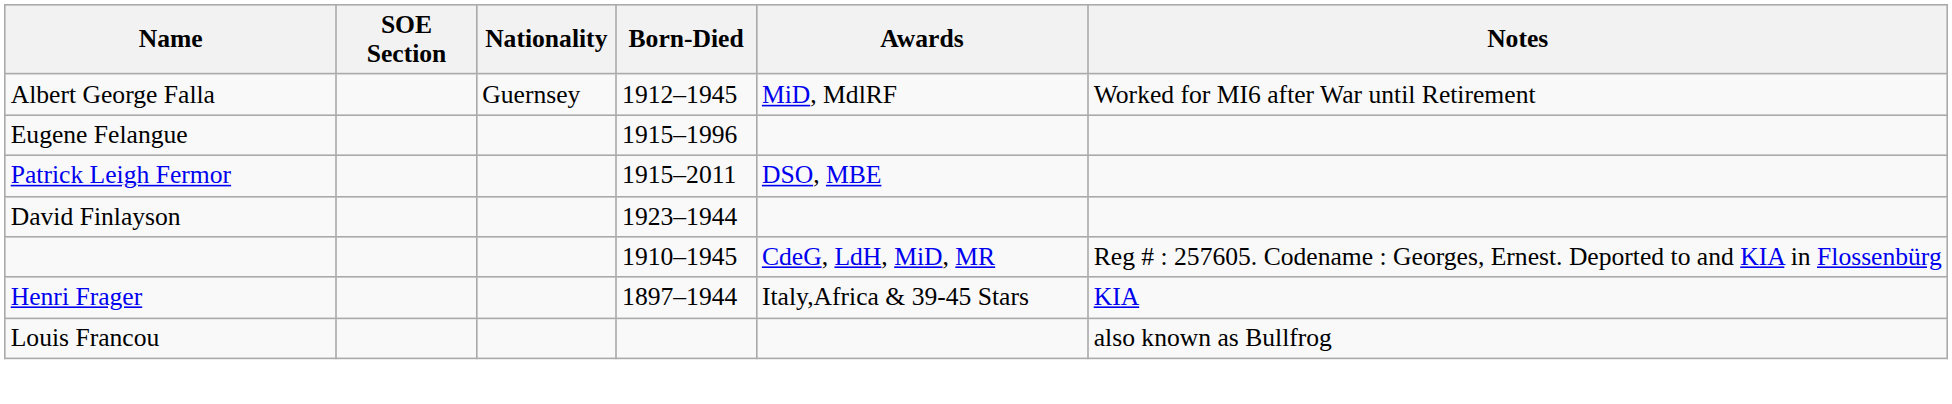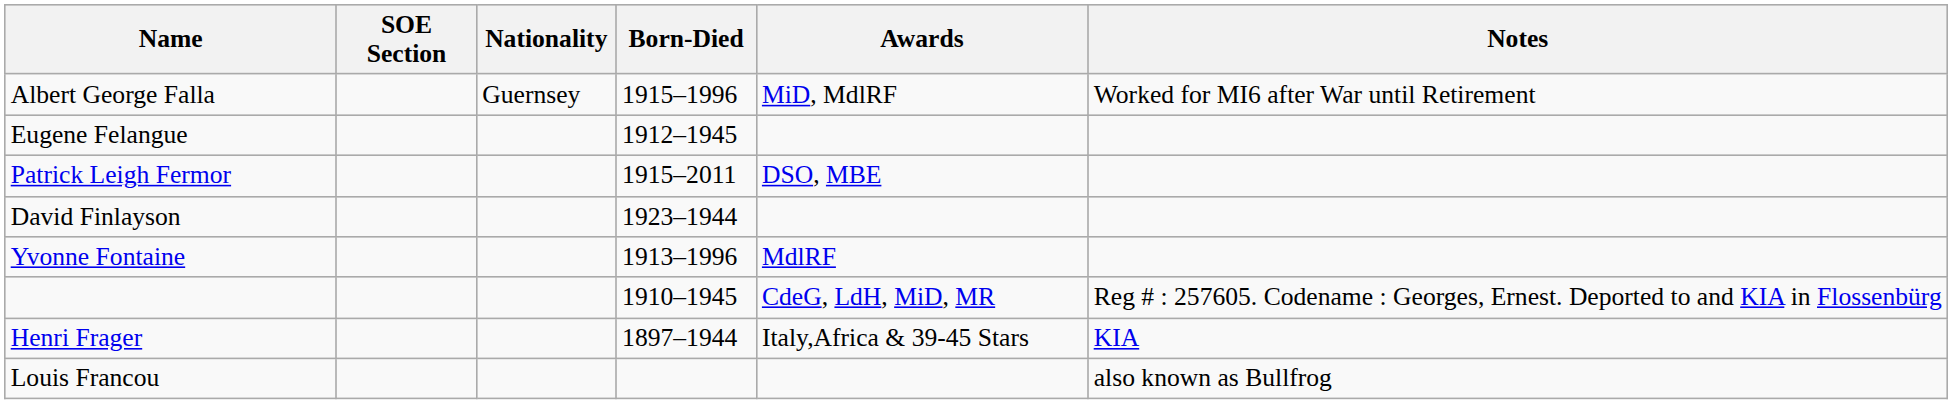(680, 94) 1912–1945 -> (680, 94) 1915–1996
(680, 134) 1915–1996 -> (680, 134) 1912–1945
+ row: (98, 256)
